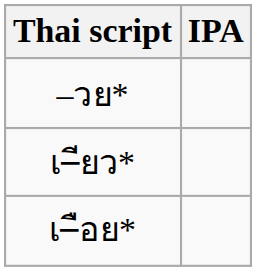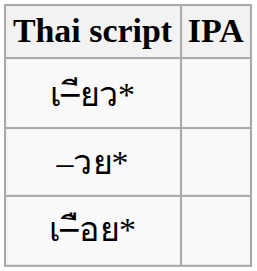rows swapped: (93, 162) <-> (93, 93)
